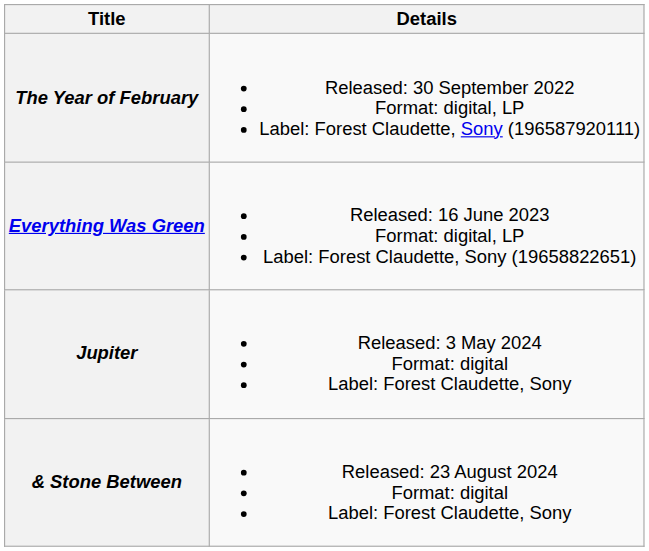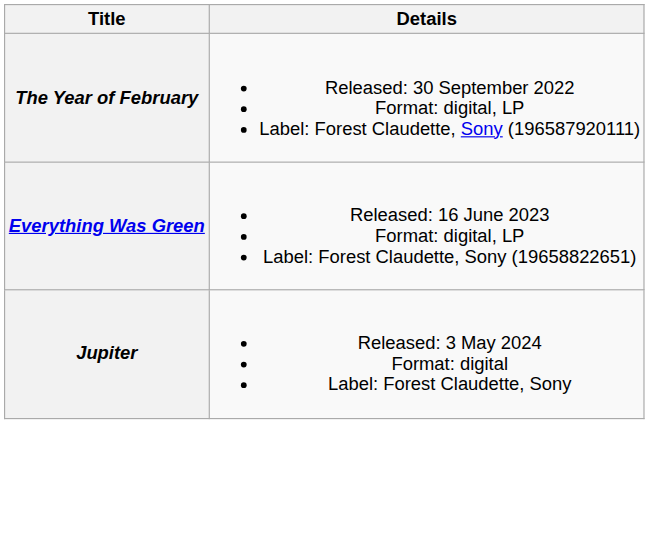- row: (107, 481)
